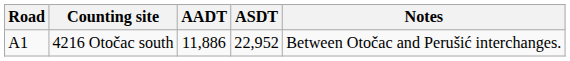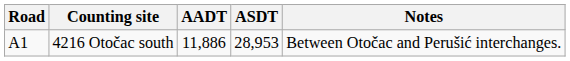(257, 42) 22,952 -> (257, 42) 28,953
